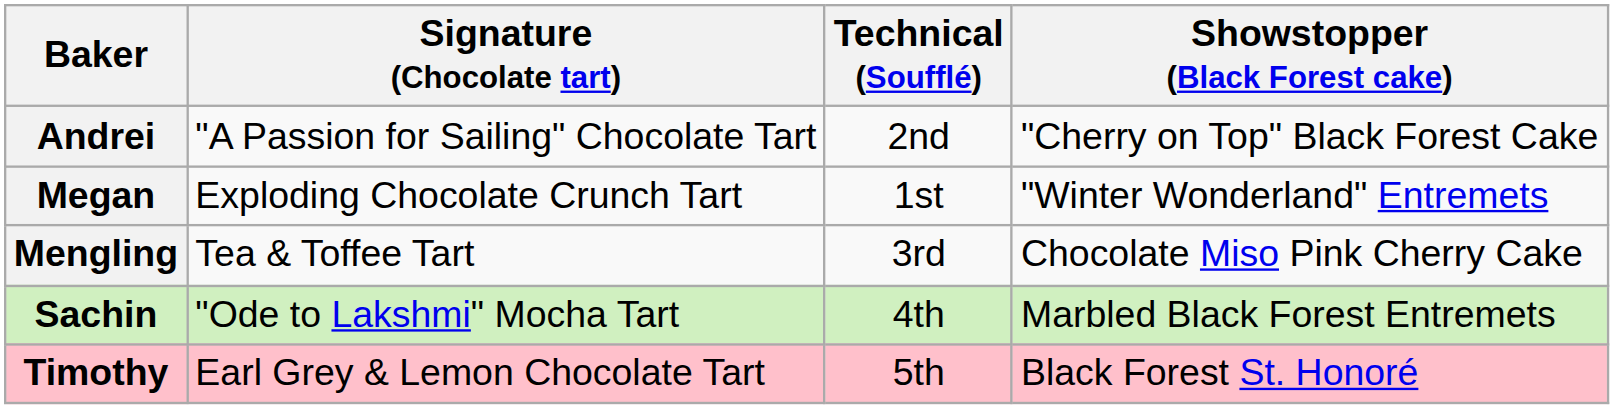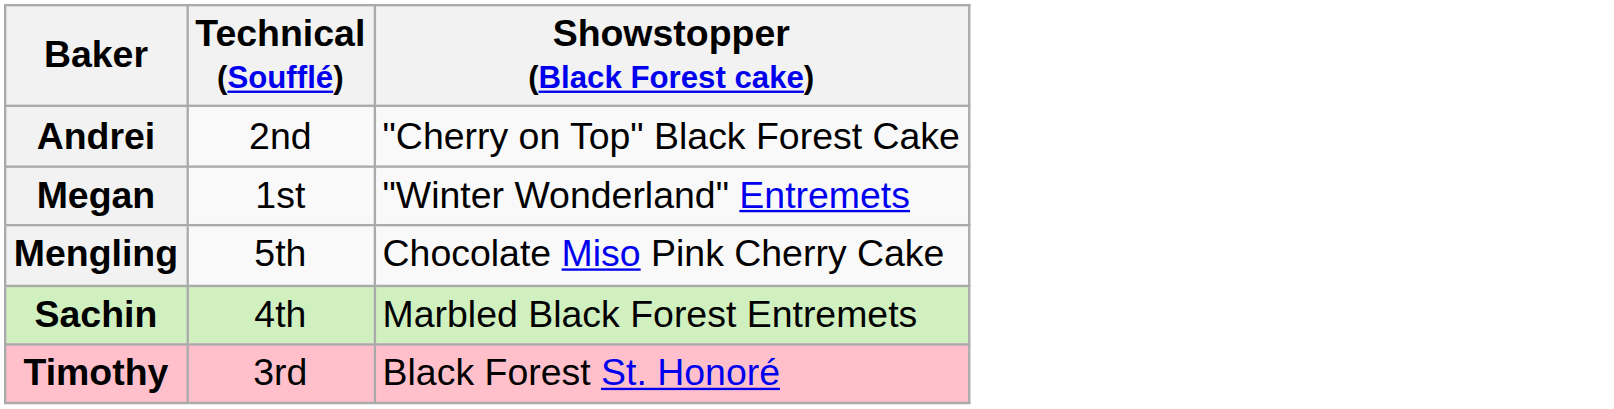- column: (506, 55)
(919, 254) 3rd -> (280, 254) 5th
(919, 373) 5th -> (280, 373) 3rd
